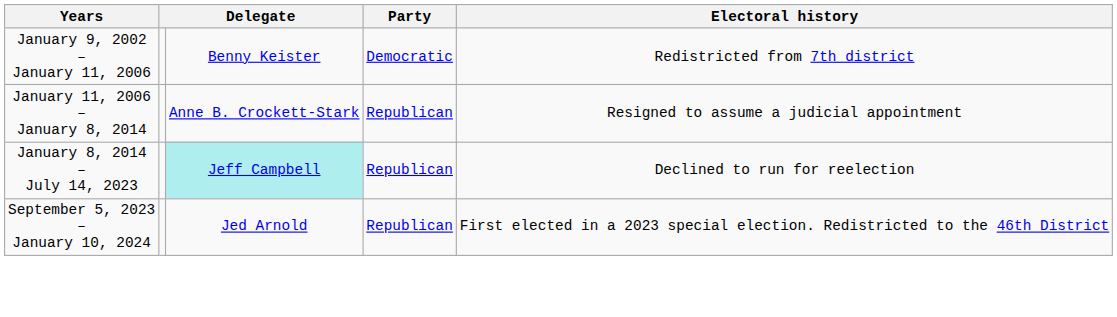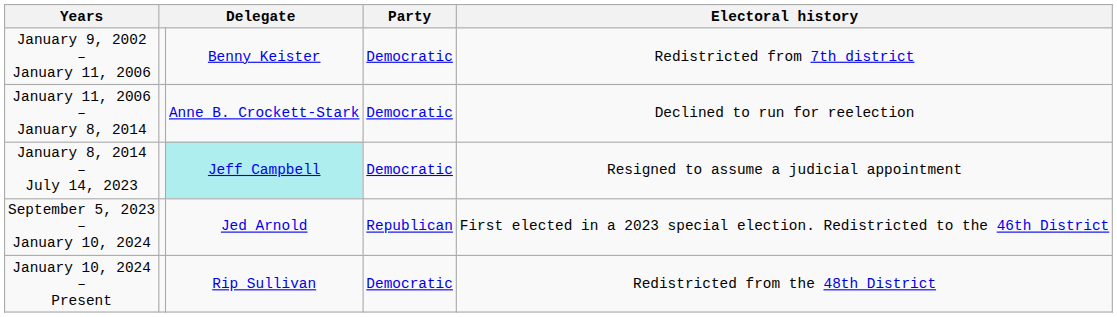(410, 113) Republican -> (410, 113) Democratic
(785, 113) Resigned to assume a judicial appointment -> (785, 113) Declined to run for reelection
(410, 170) Republican -> (410, 170) Democratic
(785, 170) Declined to run for reelection -> (785, 170) Resigned to assume a judicial appointment
+ row: (82, 284)
